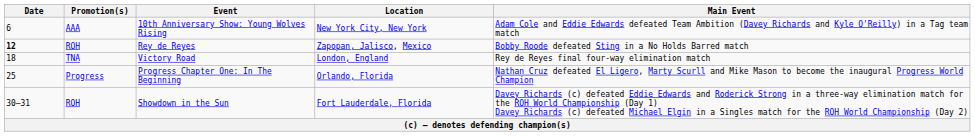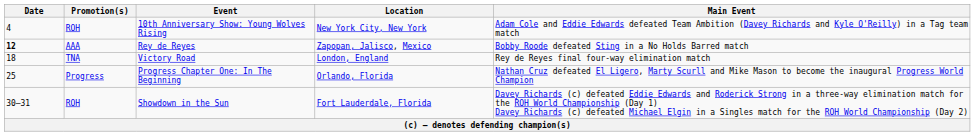(9, 28) 6 -> (9, 28) 4
(73, 28) AAA -> (73, 28) ROH
(73, 46) ROH -> (73, 46) AAA
